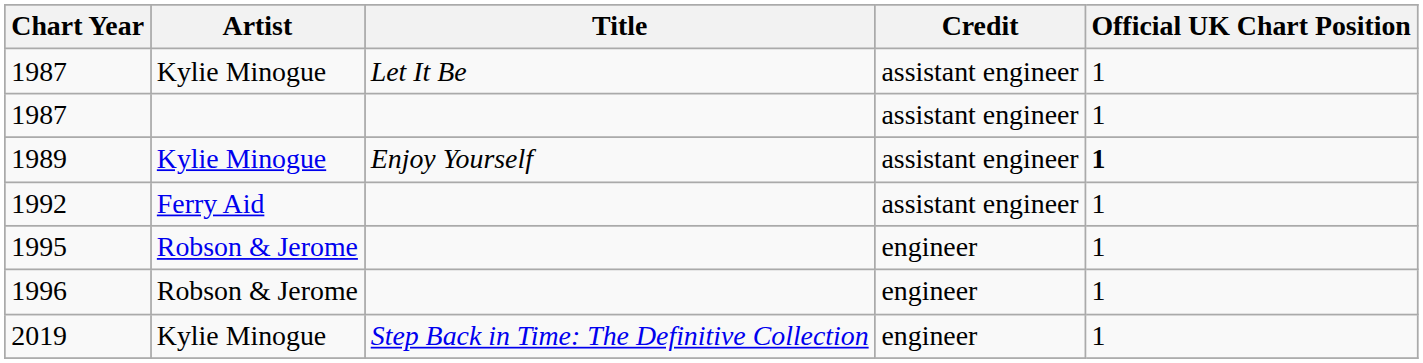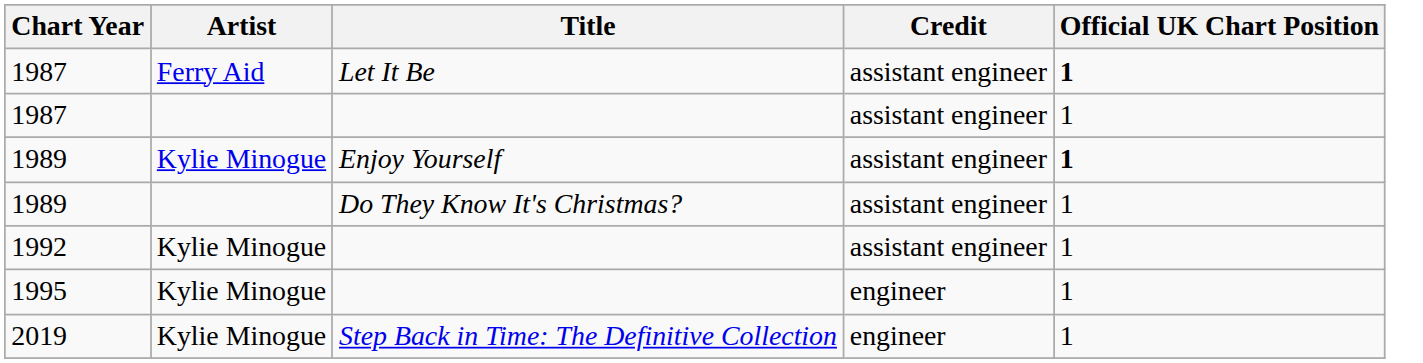(242, 70) Kylie Minogue -> (211, 70) Ferry Aid
(1098, 70) normal -> (1067, 70) bold
+ row: (39, 203)
(211, 203) Ferry Aid -> (242, 247) Kylie Minogue
(257, 247) Robson & Jerome -> (242, 291) Kylie Minogue
- row: (39, 291)
